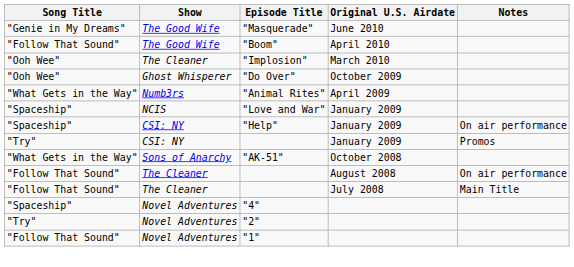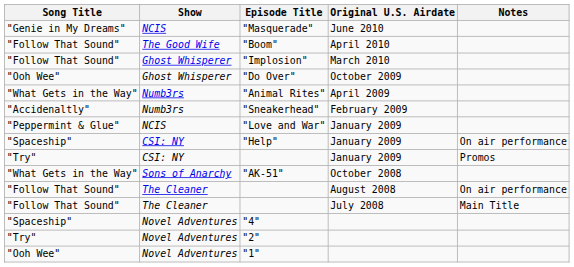(181, 29) The Good Wife -> (154, 29) NCIS
(34, 61) "Ooh Wee" -> (63, 61) "Follow That Sound"
(175, 61) The Cleaner -> (187, 61) Ghost Whisperer
+ row: (281, 109)
(39, 109) "Spaceship" -> (63, 125) "Peppermint & Glue"
(63, 238) "Follow That Sound" -> (34, 254) "Ooh Wee"
